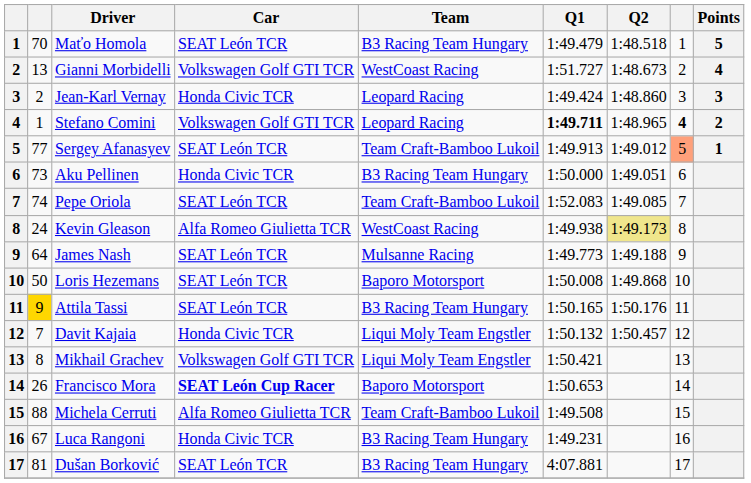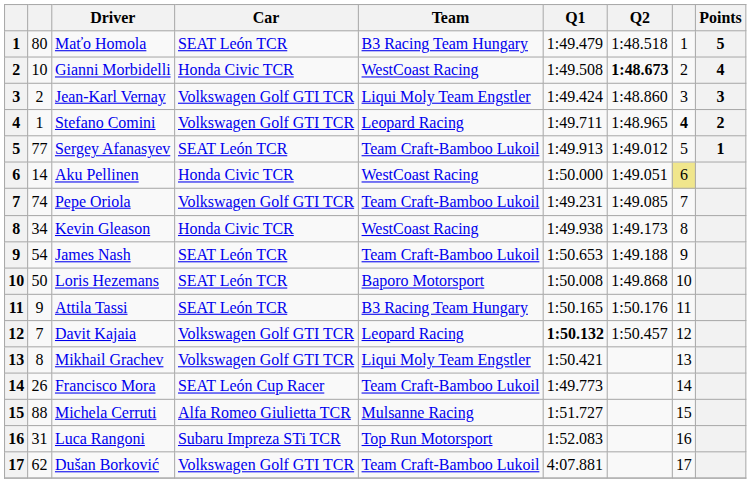(40, 44) 70 -> (40, 44) 80
(40, 70) 13 -> (40, 70) 10
(266, 70) Volkswagen Golf GTI TCR -> (236, 70) Honda Civic TCR
(575, 70) 1:51.727 -> (575, 70) 1:49.508
(639, 70) normal -> (640, 70) bold
(236, 96) Honda Civic TCR -> (266, 96) Volkswagen Golf GTI TCR
(413, 96) Leopard Racing -> (446, 96) Liqui Moly Team Engstler
(575, 123) bold -> (575, 123) normal
(682, 149) lightsalmon background -> (684, 149) no background
(40, 175) 73 -> (40, 175) 14
(445, 175) B3 Racing Team Hungary -> (420, 175) WestCoast Racing
(682, 175) no background -> (684, 175) khaki background
(233, 202) SEAT León TCR -> (266, 202) Volkswagen Golf GTI TCR
(575, 202) 1:52.083 -> (575, 202) 1:49.231
(40, 228) 24 -> (40, 228) 34
(264, 228) Alfa Romeo Giulietta TCR -> (236, 228) Honda Civic TCR
(639, 228) khaki background -> (639, 228) no background
(40, 254) 64 -> (40, 254) 54
(418, 254) Mulsanne Racing -> (450, 254) Team Craft-Bamboo Lukoil
(575, 254) 1:49.773 -> (575, 254) 1:50.653
(40, 307) gold background -> (40, 307) no background
(236, 333) Honda Civic TCR -> (266, 333) Volkswagen Golf GTI TCR
(446, 333) Liqui Moly Team Engstler -> (413, 333) Leopard Racing
(575, 333) normal -> (575, 333) bold
(256, 386) bold -> (251, 386) normal
(423, 386) Baporo Motorsport -> (450, 386) Team Craft-Bamboo Lukoil
(575, 386) 1:50.653 -> (575, 386) 1:49.773
(450, 412) Team Craft-Bamboo Lukoil -> (418, 412) Mulsanne Racing
(575, 412) 1:49.508 -> (575, 412) 1:51.727
(40, 438) 67 -> (40, 438) 31
(236, 438) Honda Civic TCR -> (259, 438) Subaru Impreza STi TCR
(445, 438) B3 Racing Team Hungary -> (427, 438) Top Run Motorsport
(575, 438) 1:49.231 -> (575, 438) 1:52.083
(40, 465) 81 -> (40, 465) 62
(233, 465) SEAT León TCR -> (266, 465) Volkswagen Golf GTI TCR
(445, 465) B3 Racing Team Hungary -> (450, 465) Team Craft-Bamboo Lukoil
